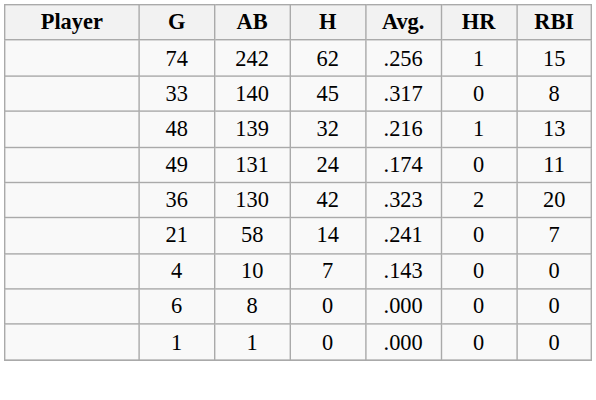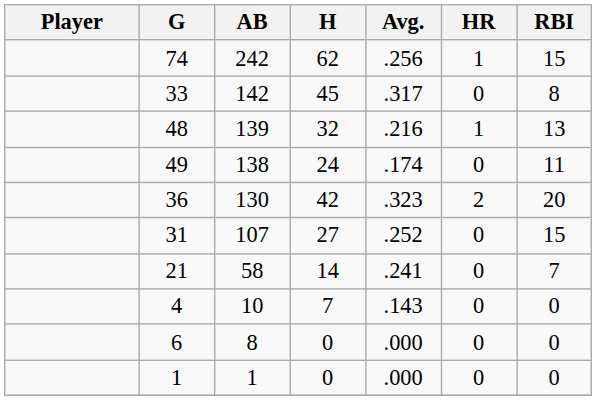(252, 93) 140 -> (252, 93) 142
(252, 164) 131 -> (252, 164) 138
+ row: (177, 235)
